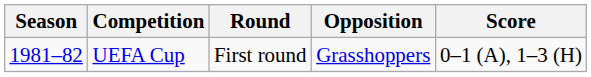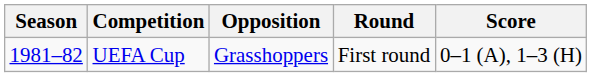columns swapped: (260, 21) <-> (373, 21)
